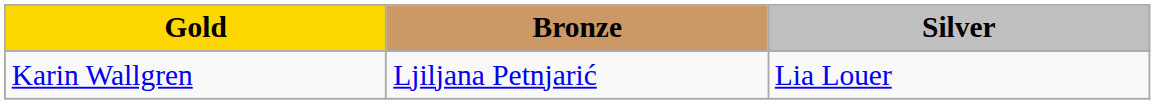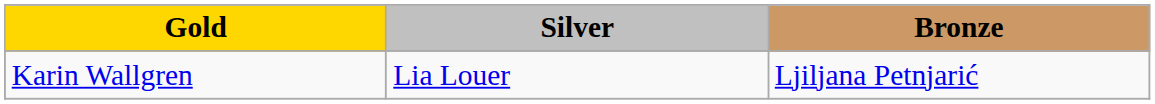columns swapped: (959, 27) <-> (577, 27)
